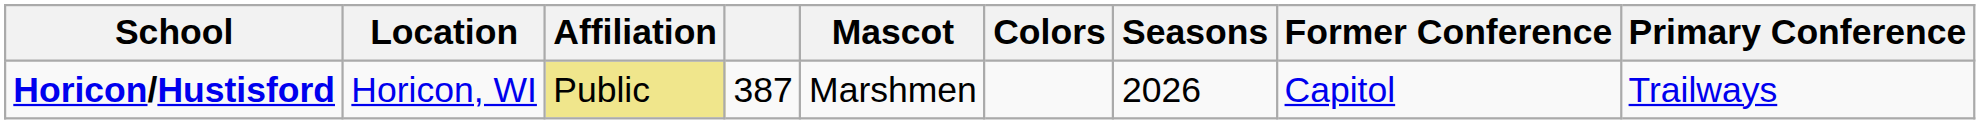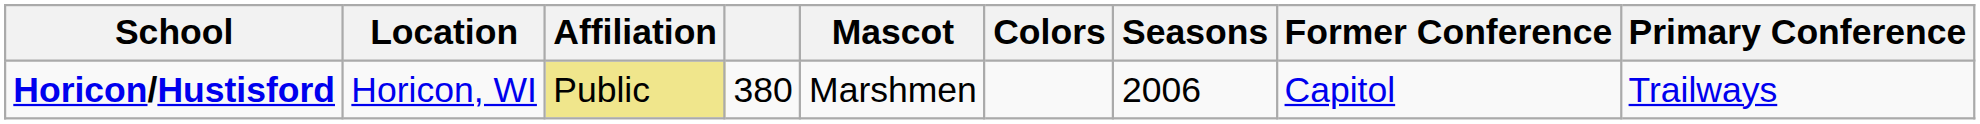(763, 88) 387 -> (763, 88) 380
(1162, 88) 2026 -> (1162, 88) 2006
